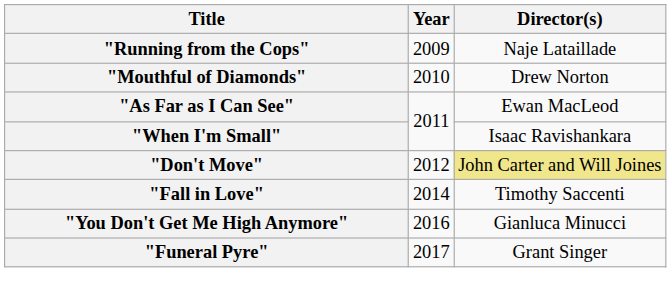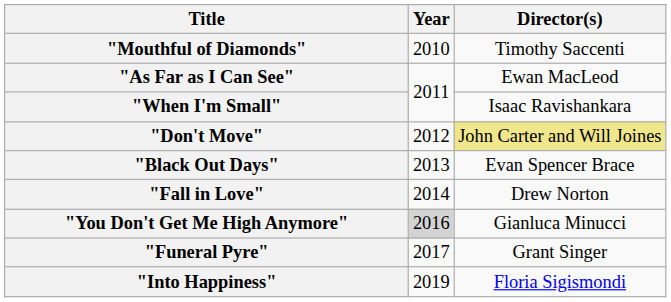- row: (207, 48)
(560, 77) Drew Norton -> (560, 48) Timothy Saccenti
+ row: (207, 164)
(560, 194) Timothy Saccenti -> (560, 194) Drew Norton
(431, 223) no background -> (431, 223) lightgrey background
+ row: (207, 281)
